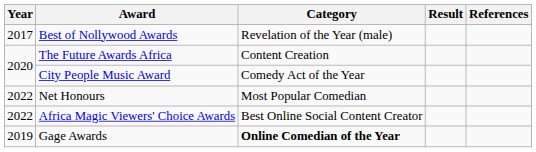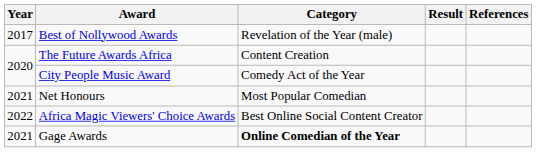(20, 95) 2022 -> (20, 95) 2021
(20, 136) 2019 -> (20, 136) 2021
